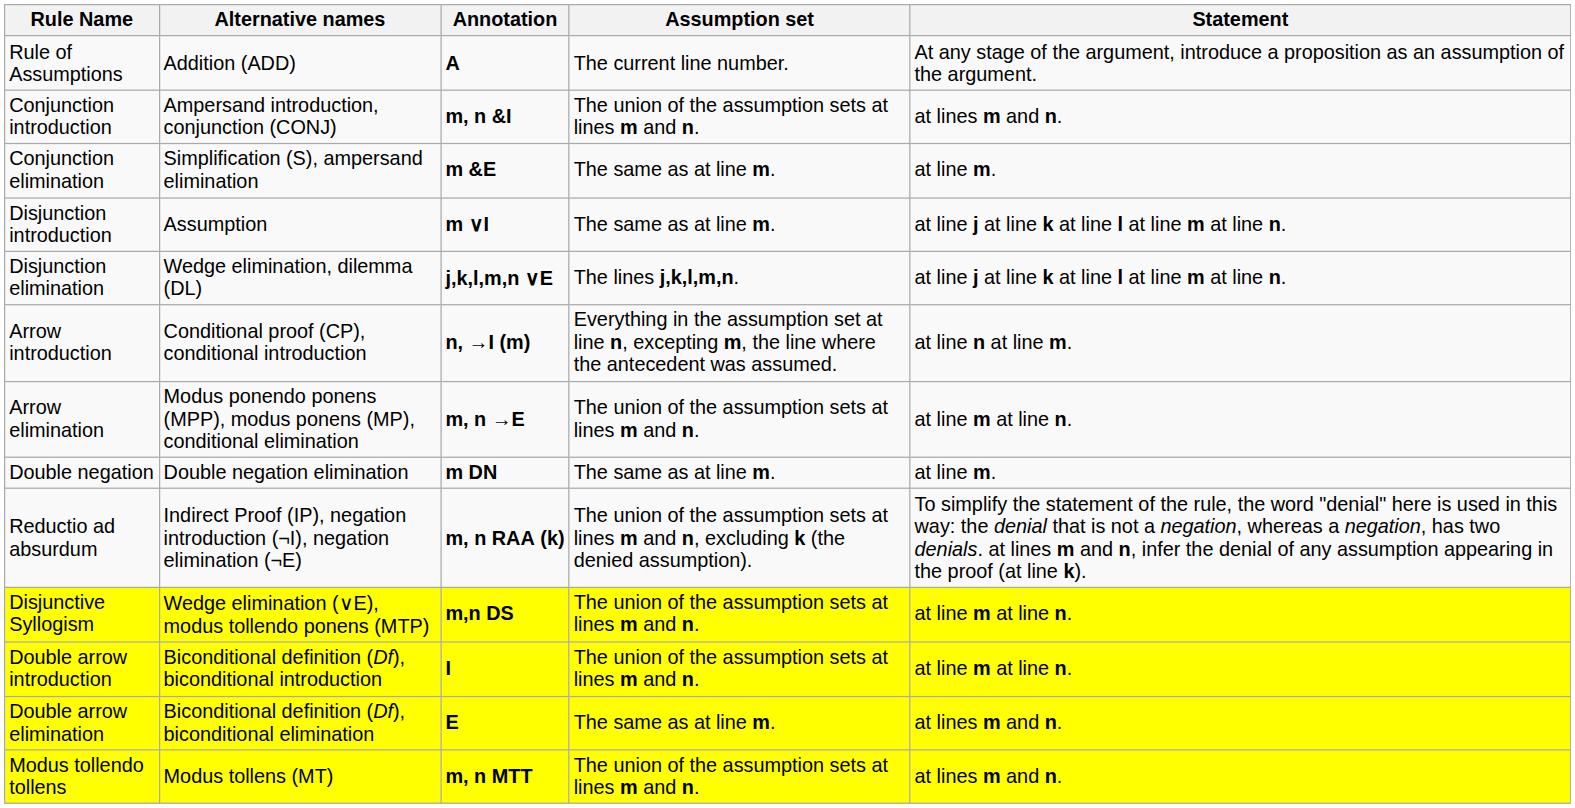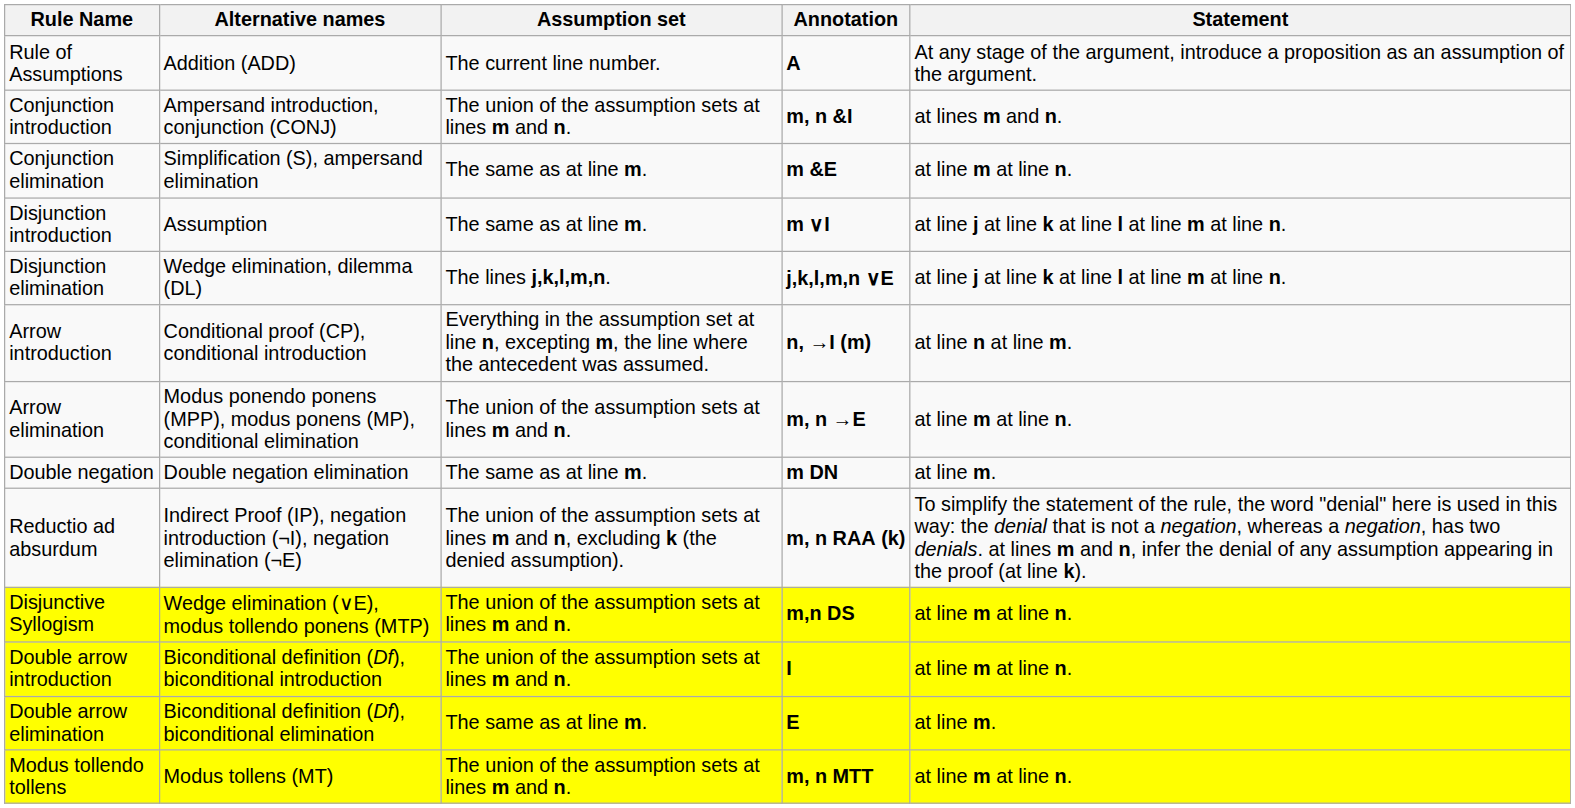columns swapped: (505, 20) <-> (740, 20)
(955, 170) at line m. -> (993, 170) at line m at line n.
(988, 722) at lines m and n. -> (955, 722) at line m.
(988, 776) at lines m and n. -> (993, 776) at line m at line n.
